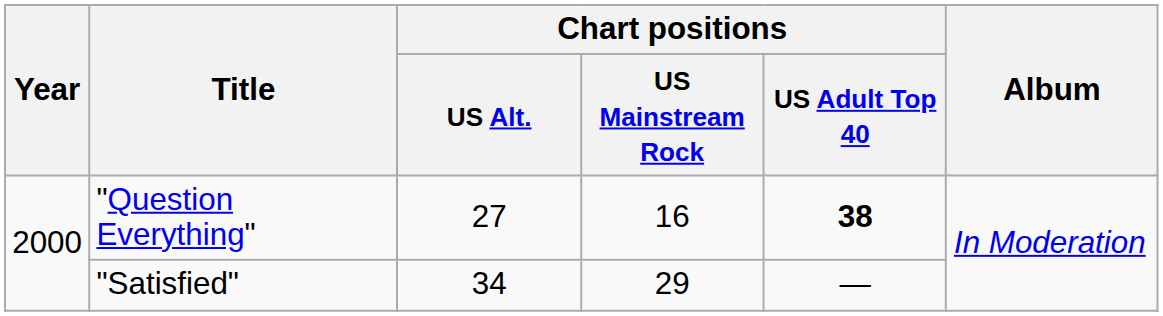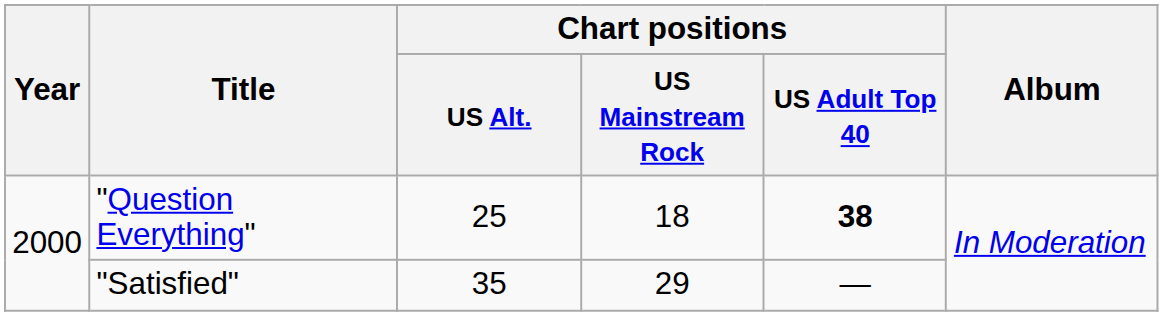(489, 217) 27 -> (489, 217) 25
(672, 217) 16 -> (672, 217) 18
(489, 284) 34 -> (489, 284) 35
